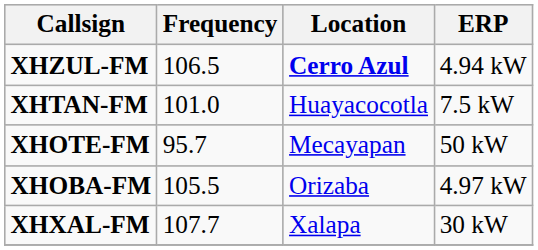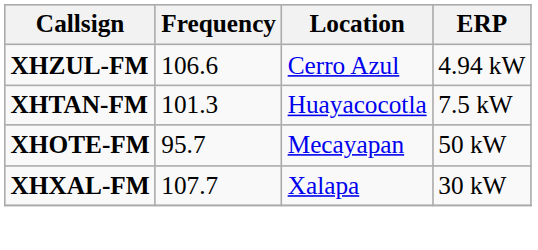(191, 64) 106.5 -> (190, 64) 106.6
(349, 64) bold -> (343, 64) normal
(191, 104) 101.0 -> (190, 104) 101.3
- row: (81, 184)
